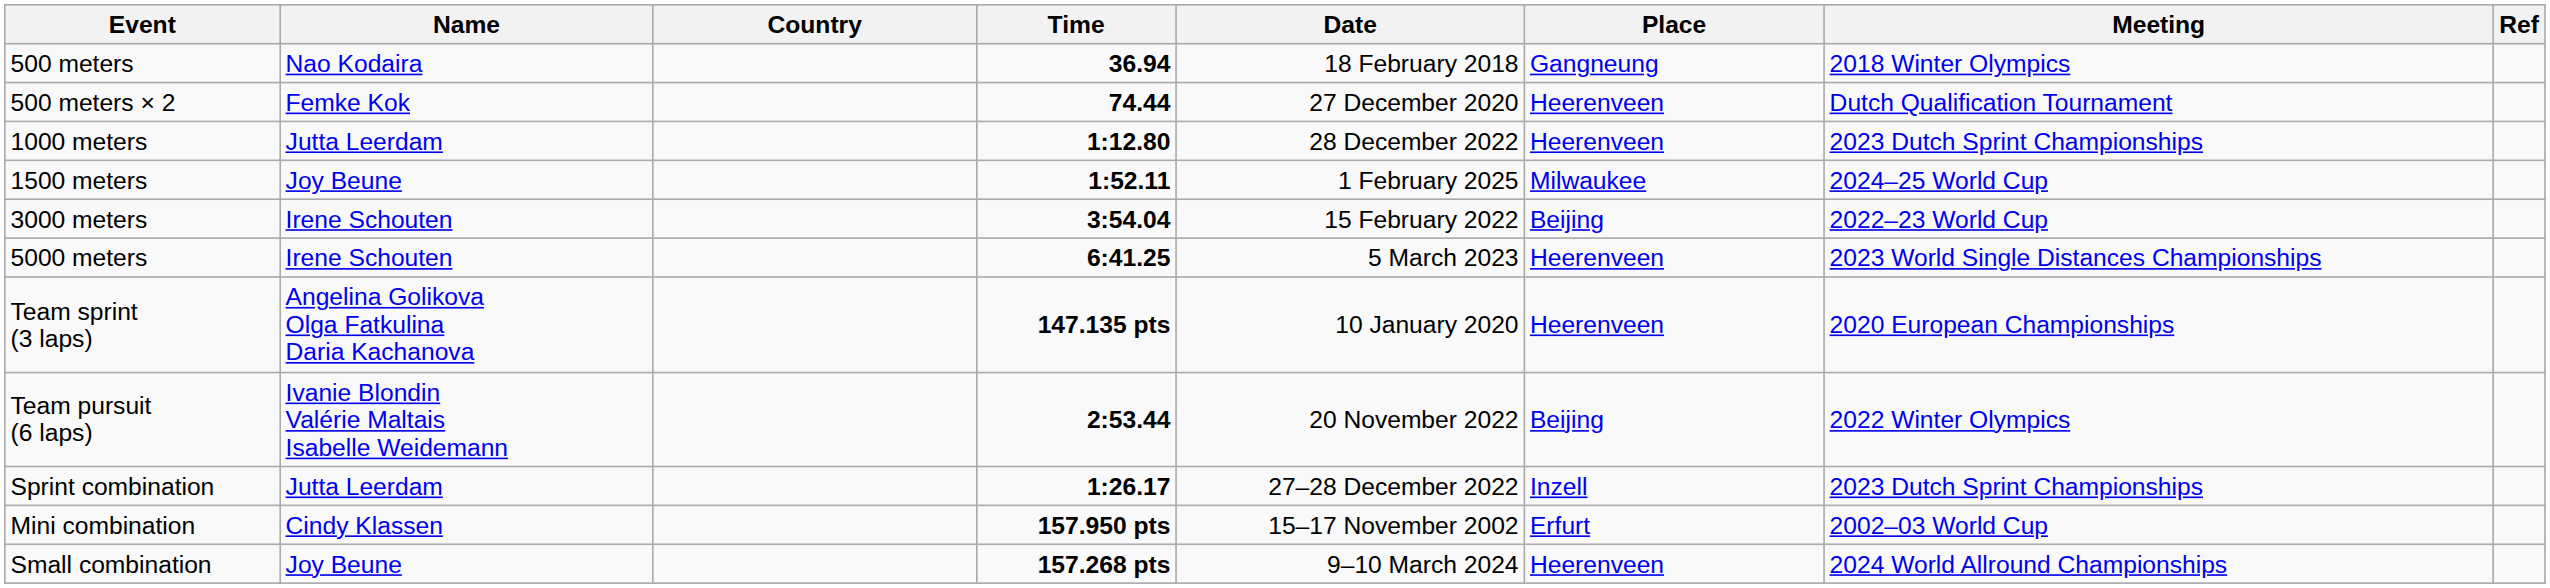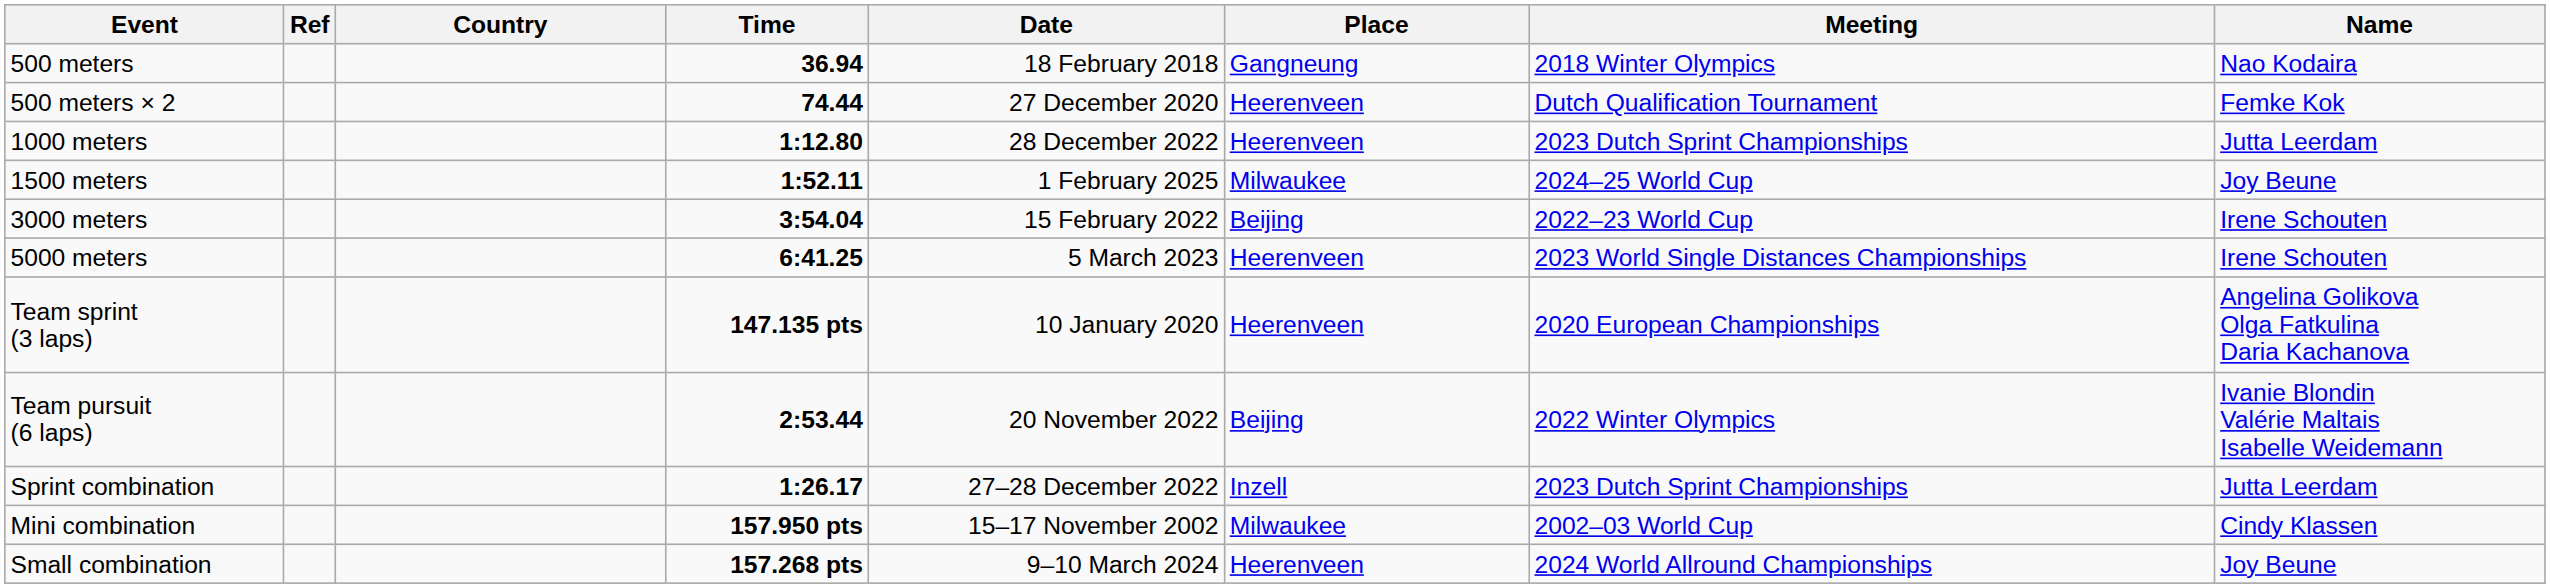columns swapped: (467, 24) <-> (2519, 24)
(1560, 524) Erfurt -> (1288, 524) Milwaukee
